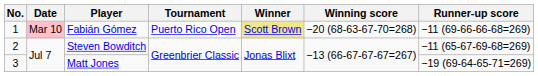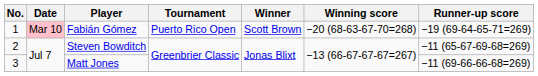(273, 30) khaki background -> (273, 30) no background
(476, 30) −11 (69-66-66-68=269) -> (476, 30) −19 (69-64-65-71=269)
(476, 63) −19 (69-64-65-71=269) -> (476, 63) −11 (69-66-66-68=269)
